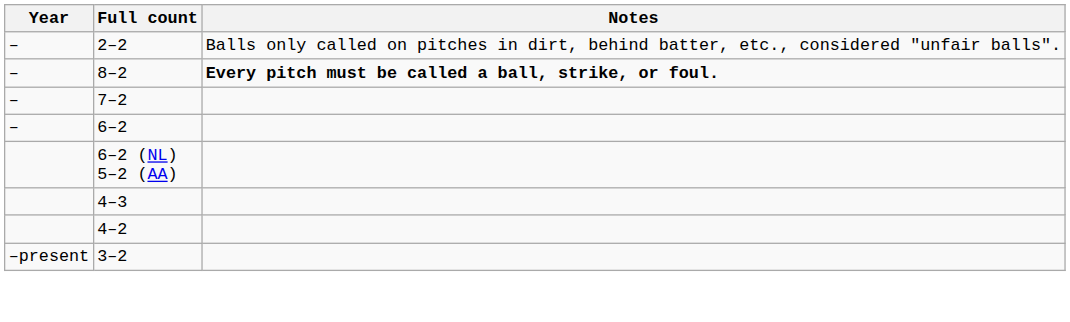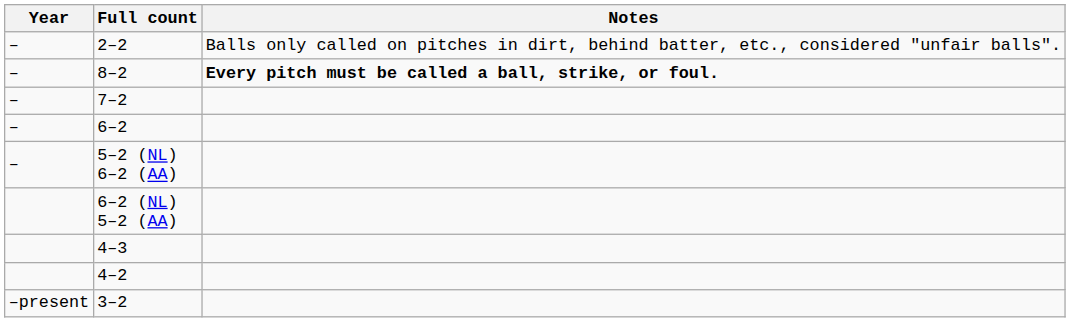+ row: (137, 165)
